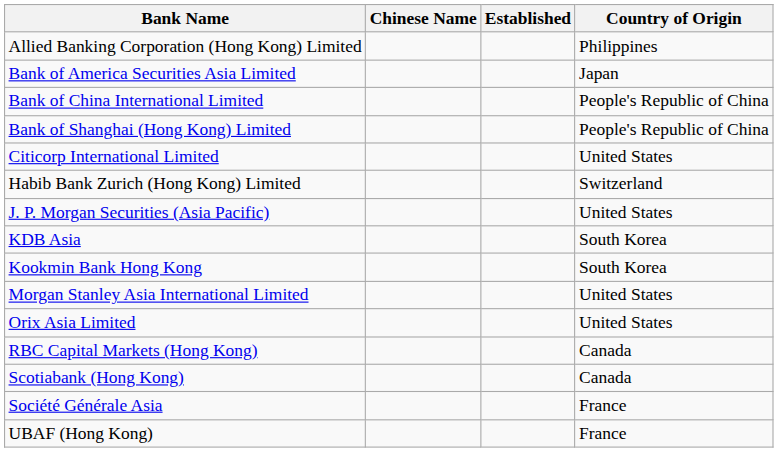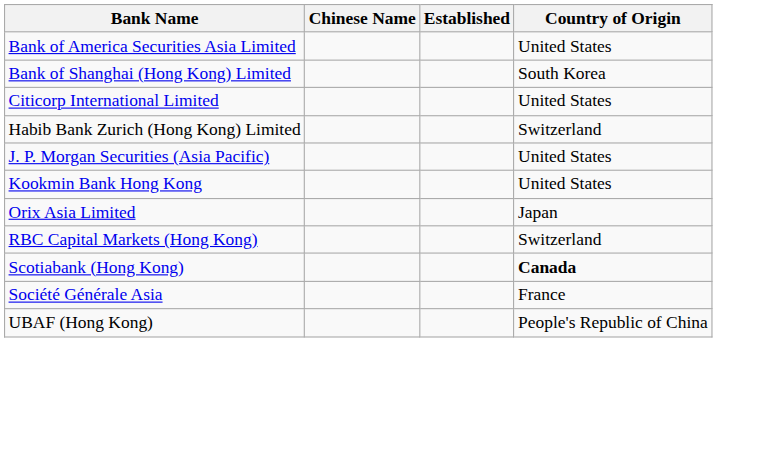- row: (185, 45)
(599, 73) Japan -> (565, 45) United States
- row: (136, 101)
(674, 128) People's Republic of China -> (562, 73) South Korea
- row: (45, 239)
(623, 267) South Korea -> (565, 184) United States
- row: (159, 294)
(626, 322) United States -> (538, 211) Japan
(605, 350) Canada -> (560, 239) Switzerland
(605, 377) normal -> (547, 267) bold
(603, 433) France -> (613, 322) People's Republic of China
